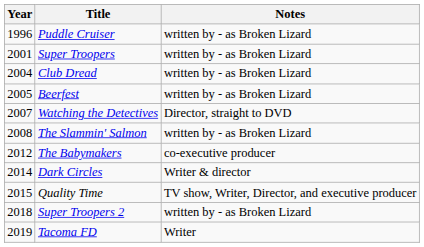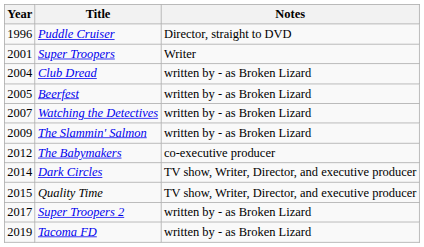(238, 34) written by - as Broken Lizard -> (228, 34) Director, straight to DVD
(238, 53) written by - as Broken Lizard -> (180, 53) Writer
(228, 113) Director, straight to DVD -> (238, 113) written by - as Broken Lizard
(20, 133) 2008 -> (20, 133) 2009
(207, 172) Writer & director -> (290, 172) TV show, Writer, Director, and executive producer
(20, 212) 2018 -> (20, 212) 2017
(180, 232) Writer -> (238, 232) written by - as Broken Lizard
